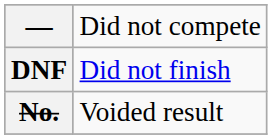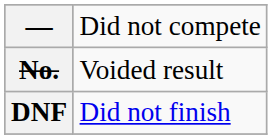rows swapped: (39, 69) <-> (39, 112)
